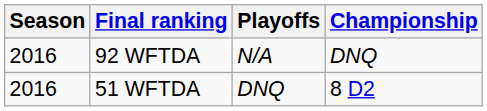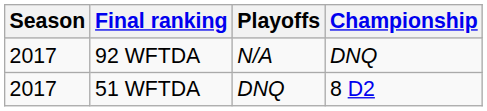(33, 55) 2016 -> (33, 55) 2017
(33, 88) 2016 -> (33, 88) 2017
